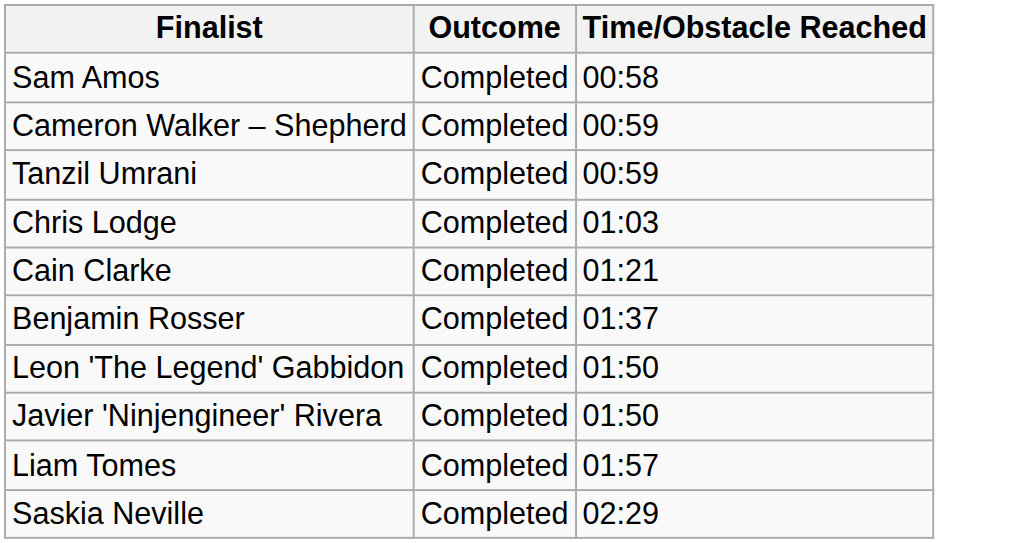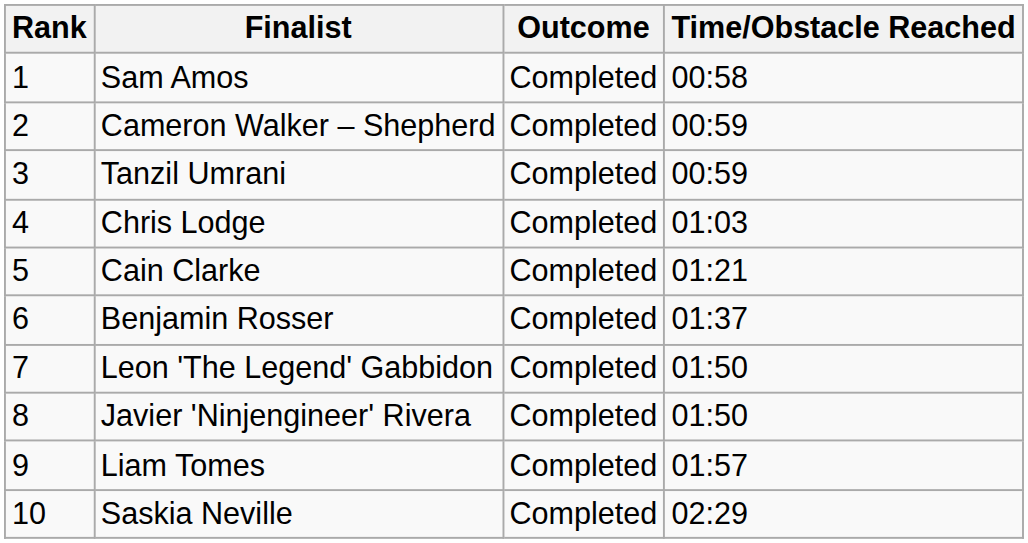+ column: (49, 28)
